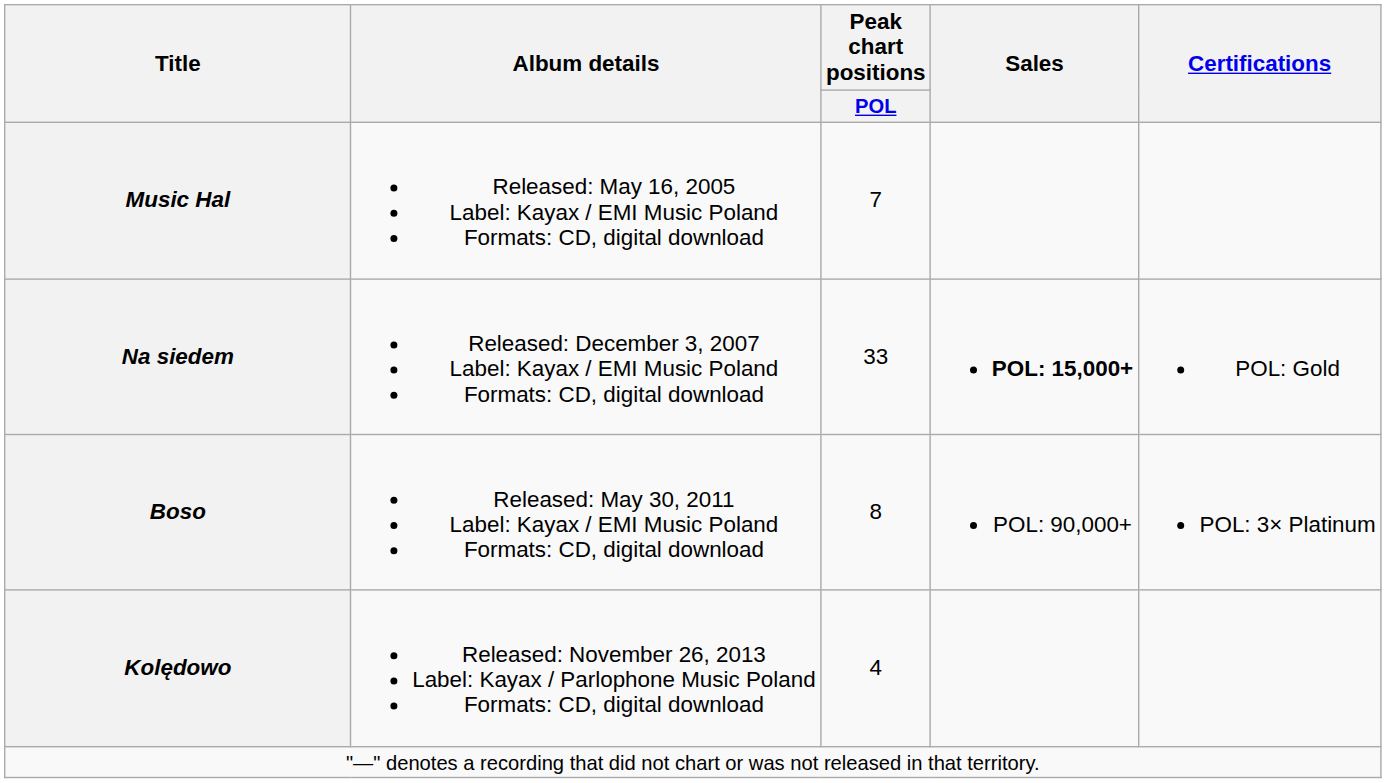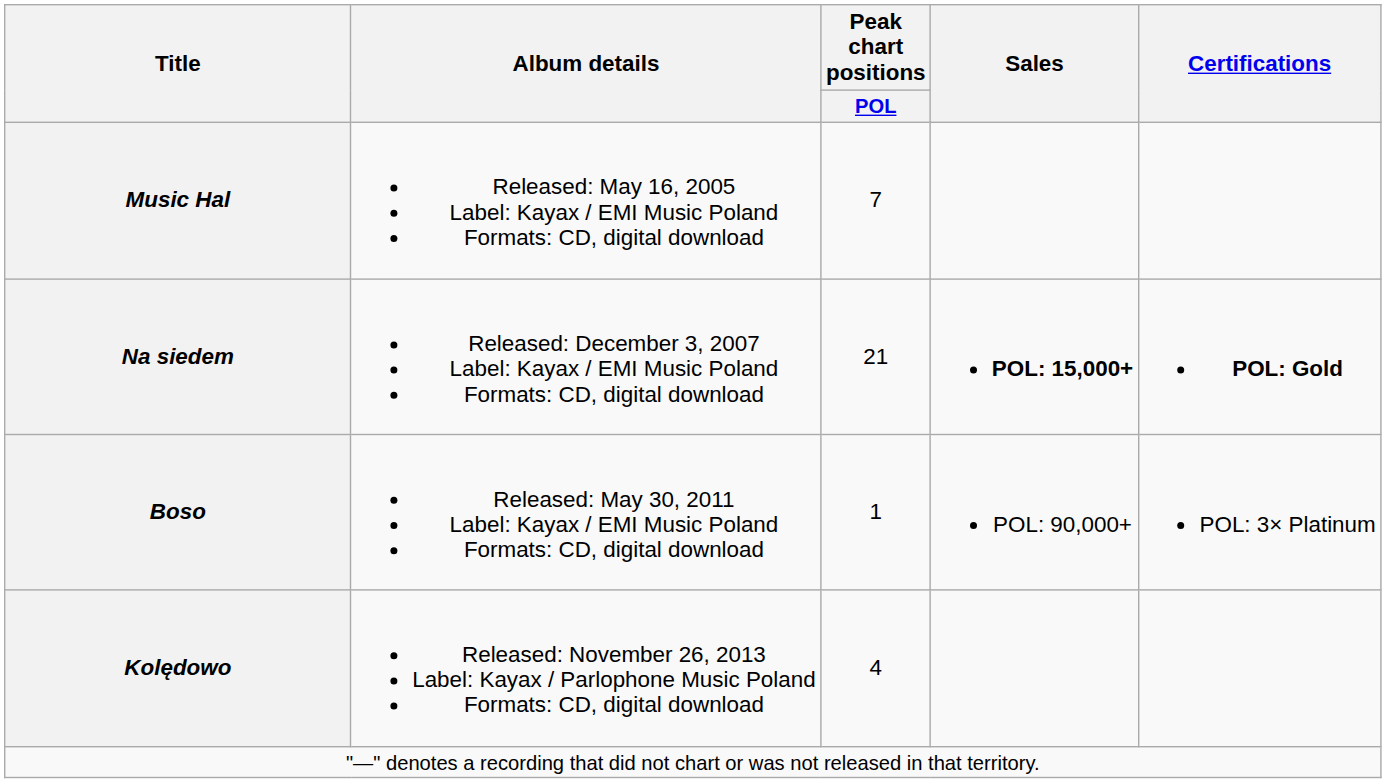(876, 356) 33 -> (876, 356) 21
(1260, 369) normal -> (1260, 369) bold
(876, 512) 8 -> (876, 512) 1
